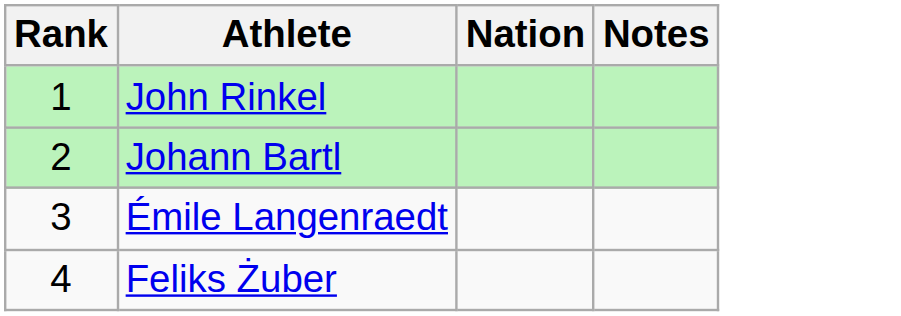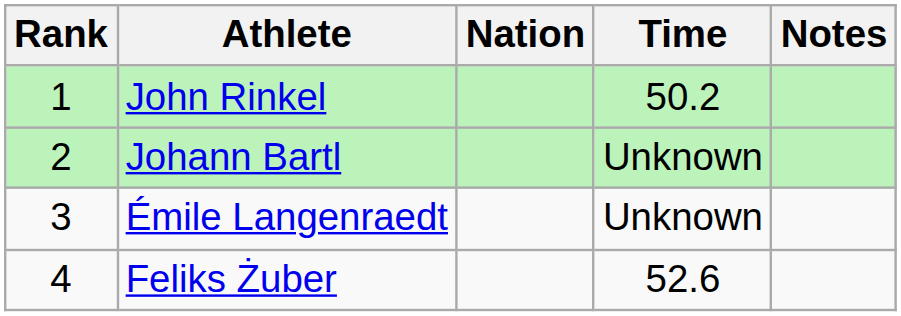+ column: (683, 34)
